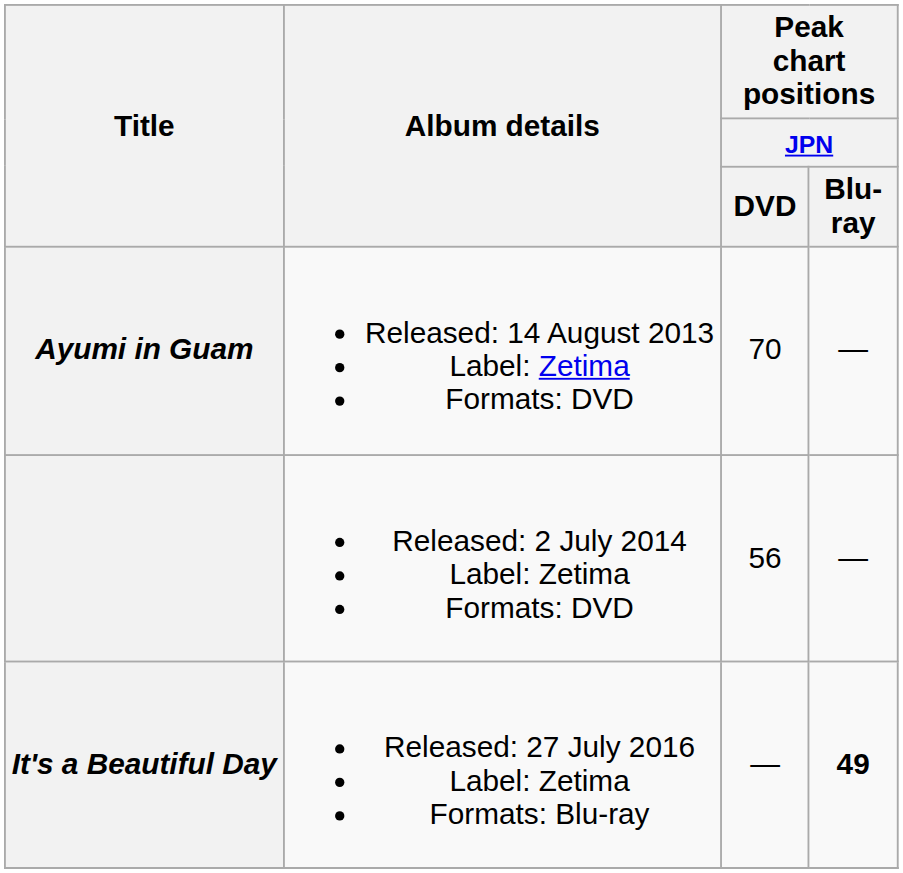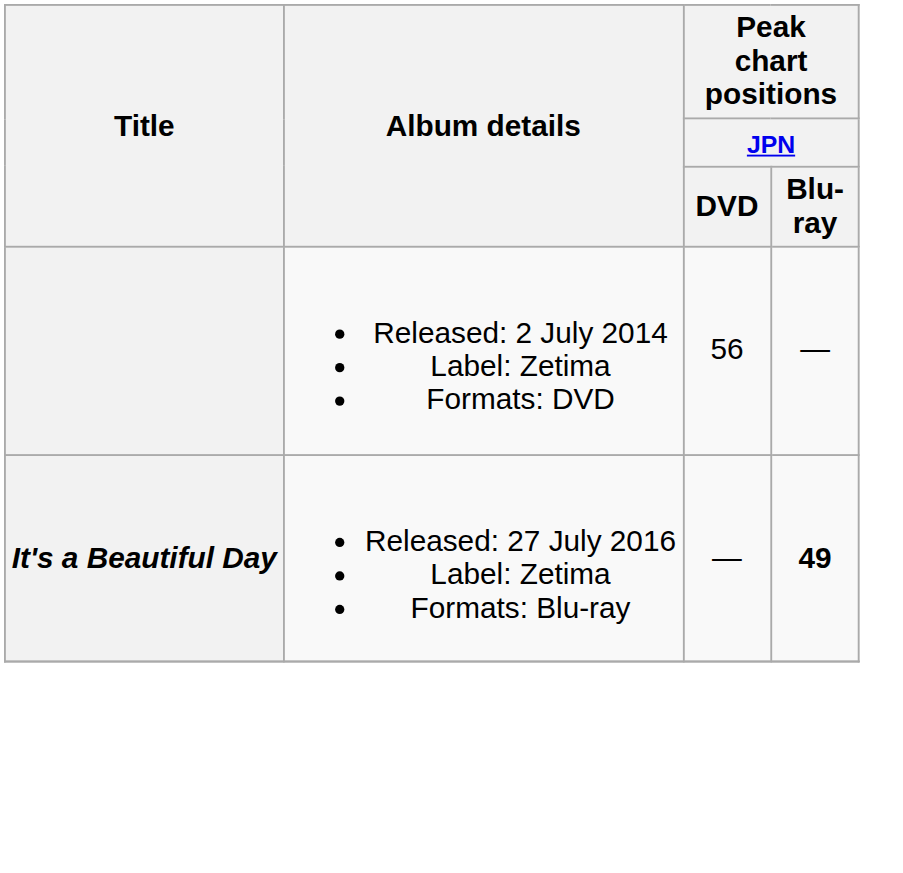- row: (144, 350)
